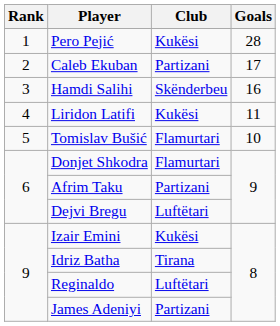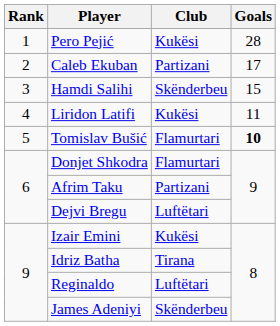(253, 89) 16 -> (253, 89) 15
(253, 138) normal -> (253, 138) bold
(182, 308) Partizani -> (191, 308) Skënderbeu
